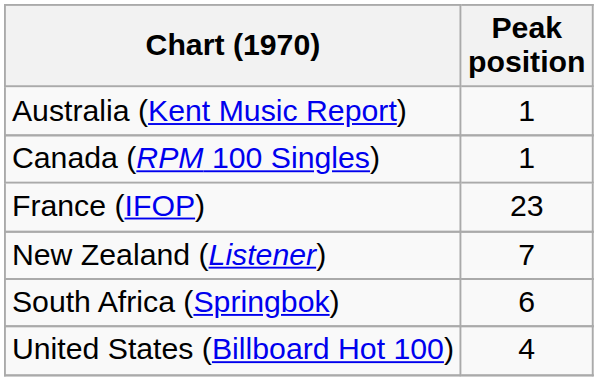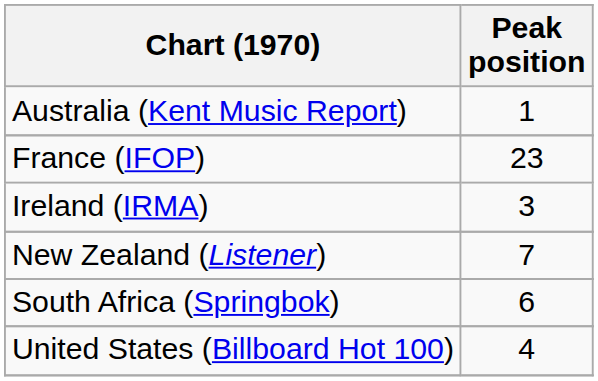- row: (196, 158)
+ row: (110, 206)
